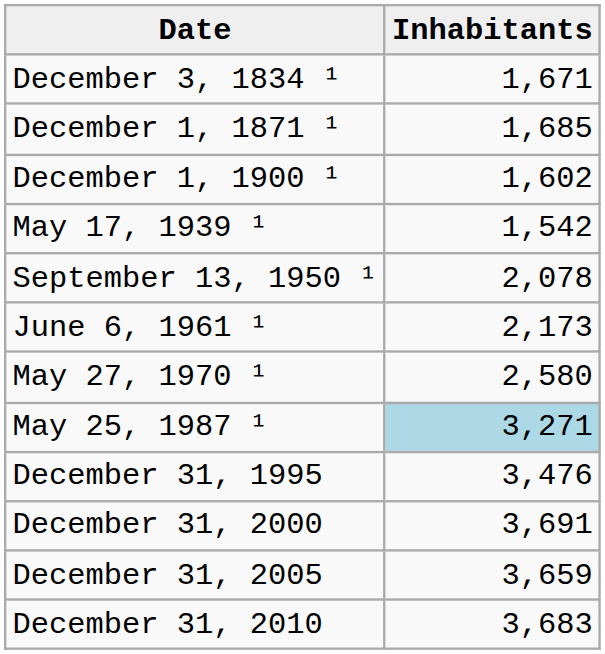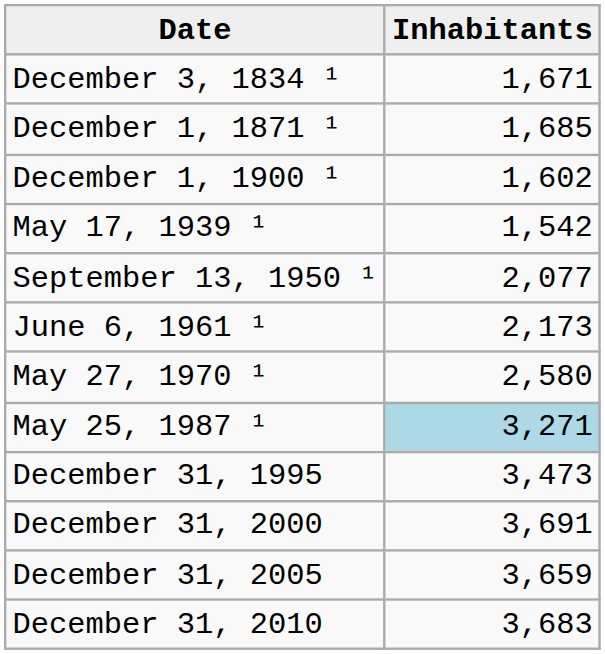(547, 278) 2,078 -> (547, 278) 2,077
(547, 476) 3,476 -> (547, 476) 3,473
